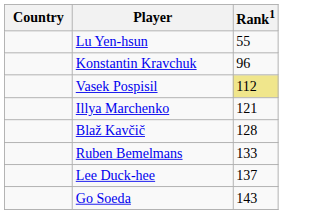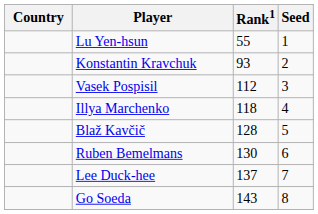+ column: (296, 17)
(243, 64) 96 -> (243, 64) 93
(247, 86) khaki background -> (247, 86) no background
(247, 108) 121 -> (247, 108) 118
(247, 153) 133 -> (247, 153) 130
